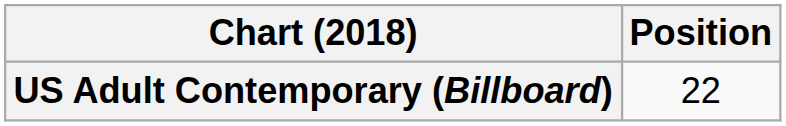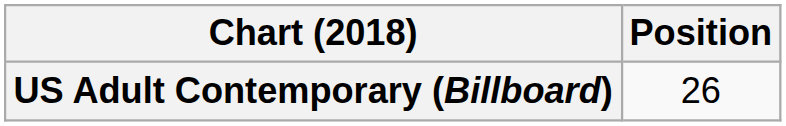(701, 90) 22 -> (701, 90) 26
